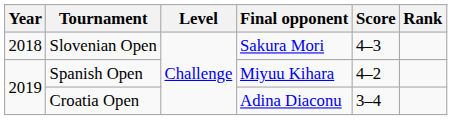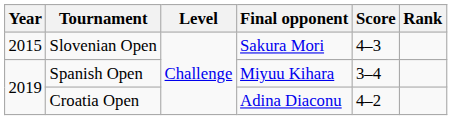(25, 46) 2018 -> (25, 46) 2015
(369, 73) 4–2 -> (369, 73) 3–4
(369, 101) 3–4 -> (369, 101) 4–2
